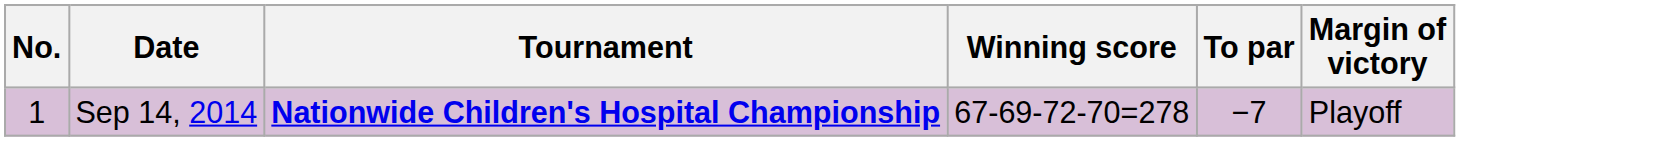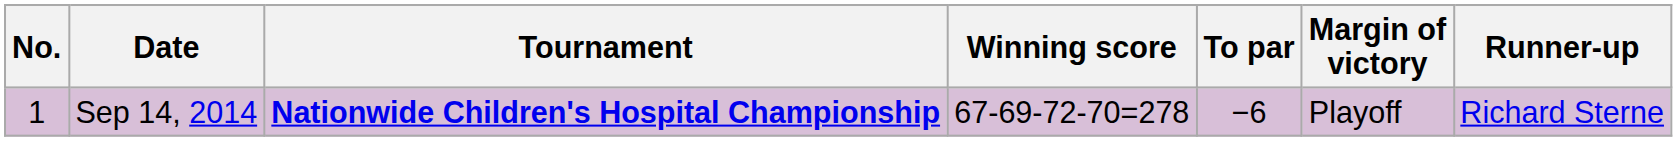+ column: (1562, 46)
(1249, 112) −7 -> (1249, 112) −6
